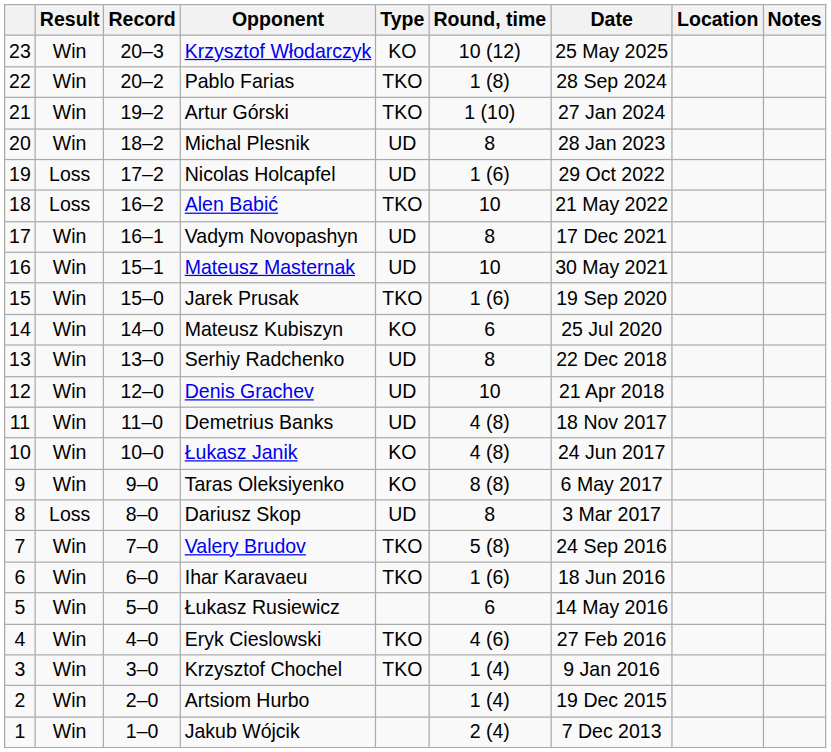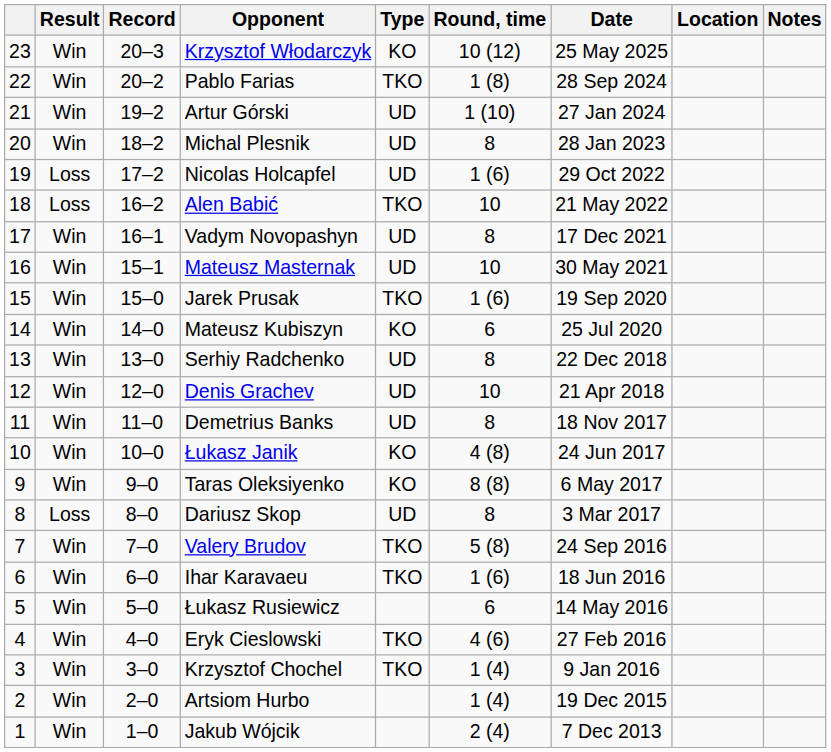(402, 112) TKO -> (402, 112) UD
(490, 422) 4 (8) -> (490, 422) 8
